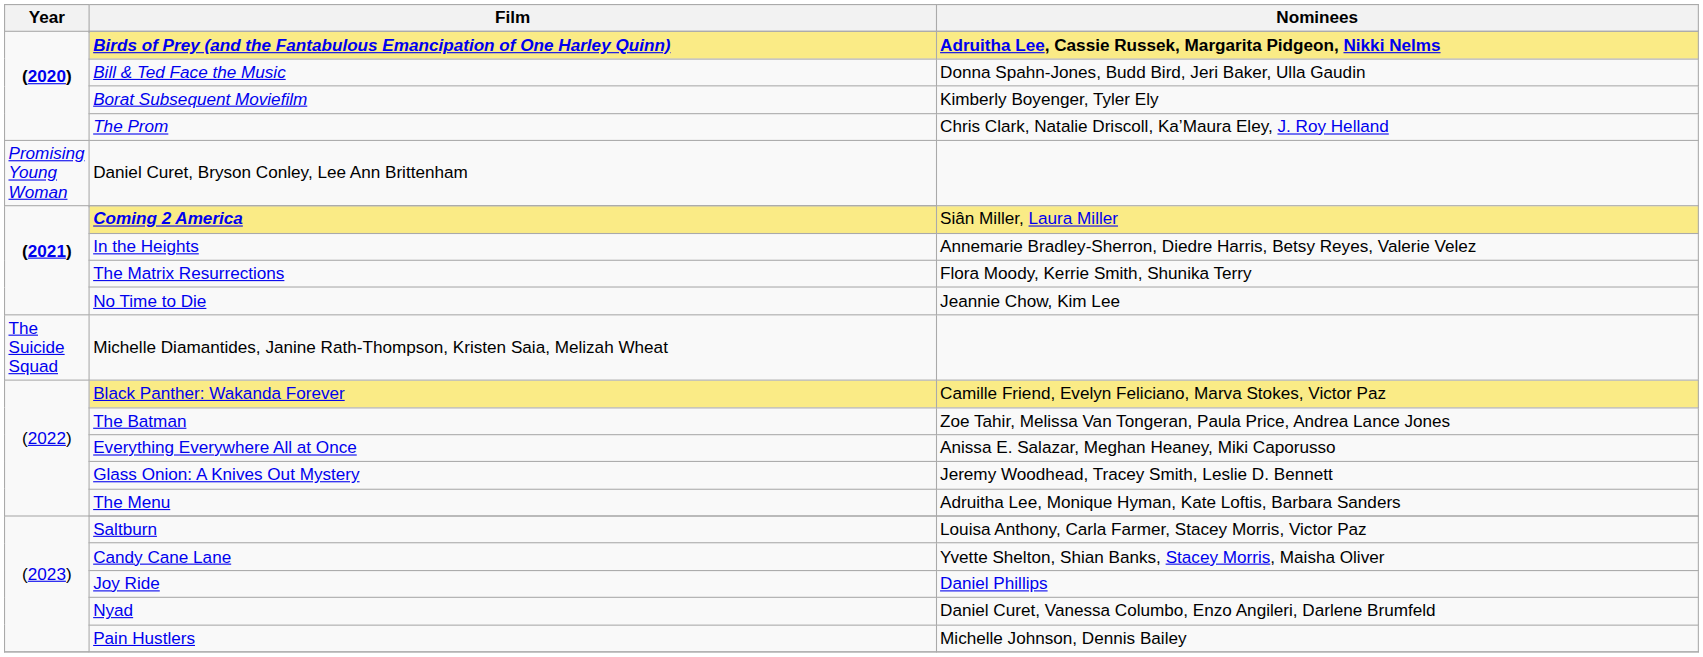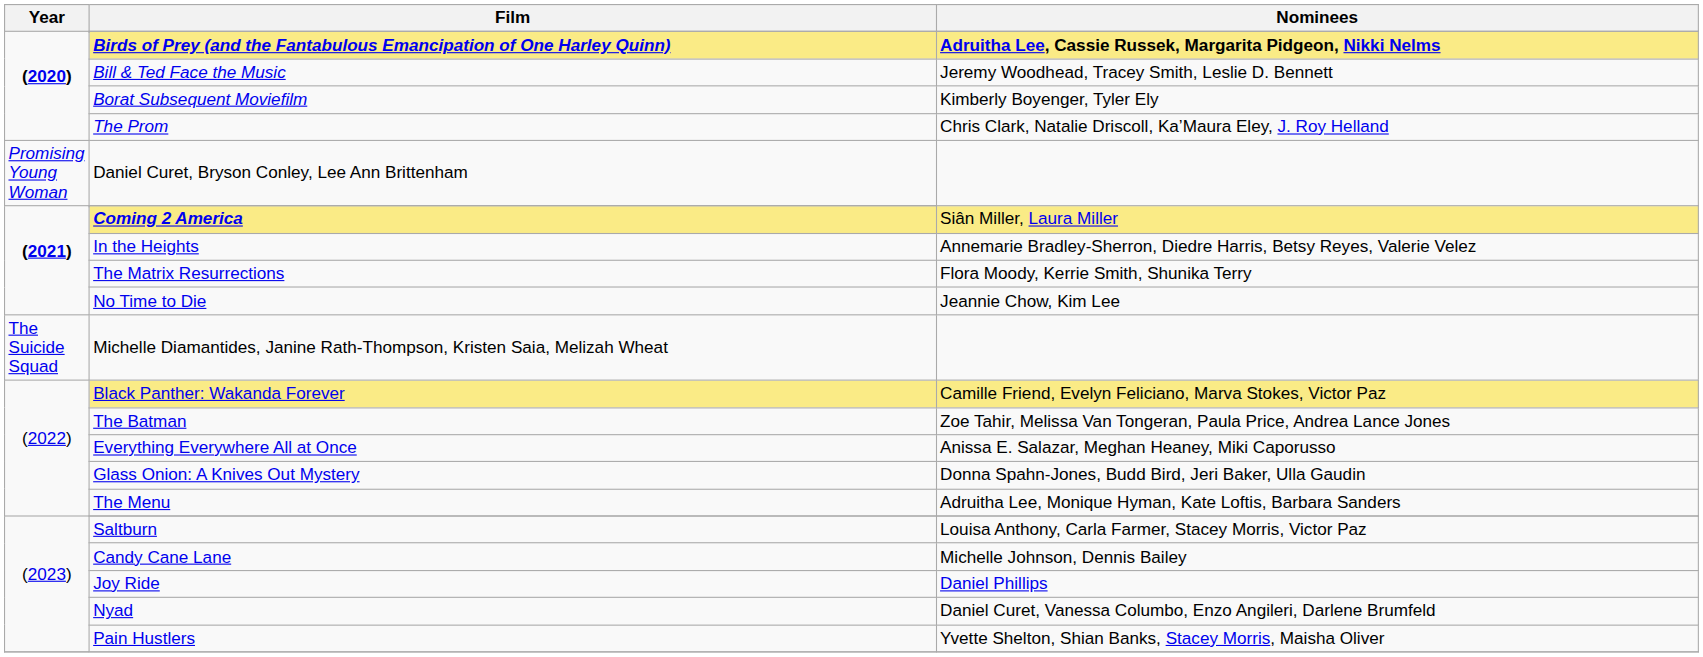(1153, 72) Donna Spahn-Jones, Budd Bird, Jeri Baker, Ulla Gaudin -> (1136, 72) Jeremy Woodhead, Tracey Smith, Leslie D. Bennett
(1136, 475) Jeremy Woodhead, Tracey Smith, Leslie D. Bennett -> (1153, 475) Donna Spahn-Jones, Budd Bird, Jeri Baker, Ulla Gaudin
(1162, 556) Yvette Shelton, Shian Banks, Stacey Morris, Maisha Oliver -> (1063, 556) Michelle Johnson, Dennis Bailey
(1063, 638) Michelle Johnson, Dennis Bailey -> (1162, 638) Yvette Shelton, Shian Banks, Stacey Morris, Maisha Oliver
